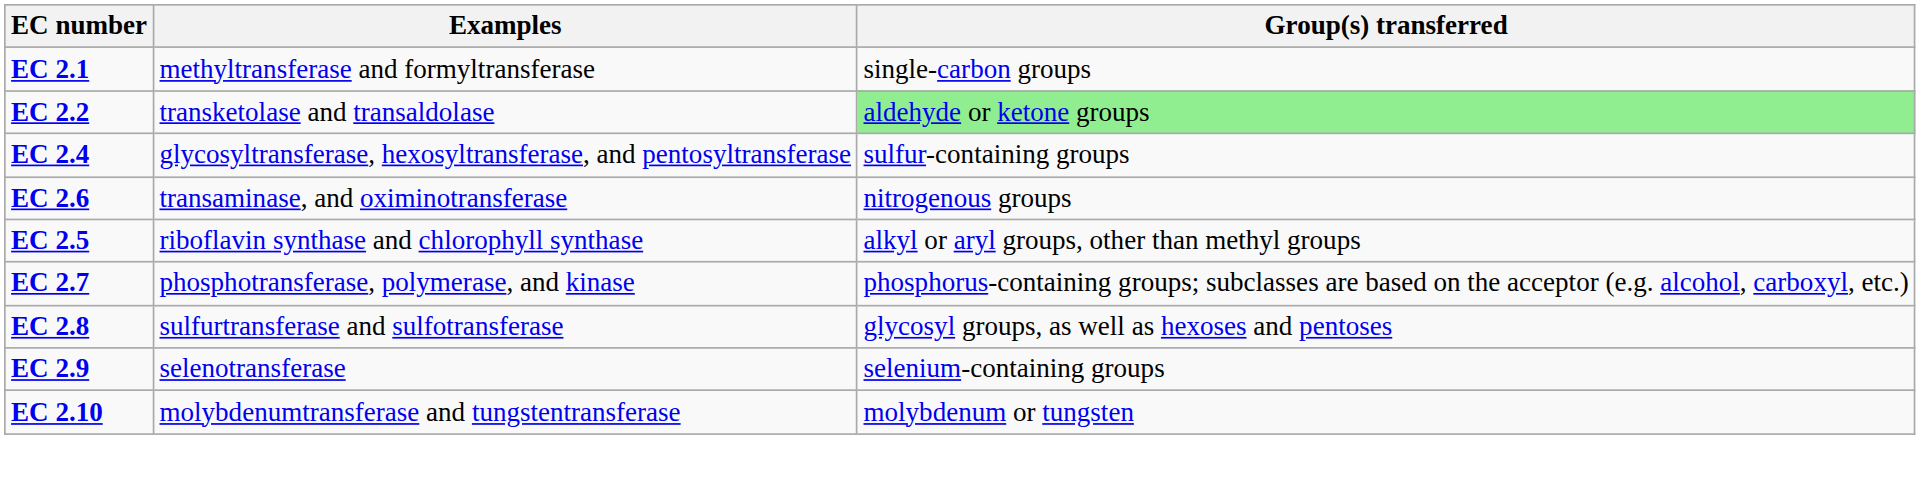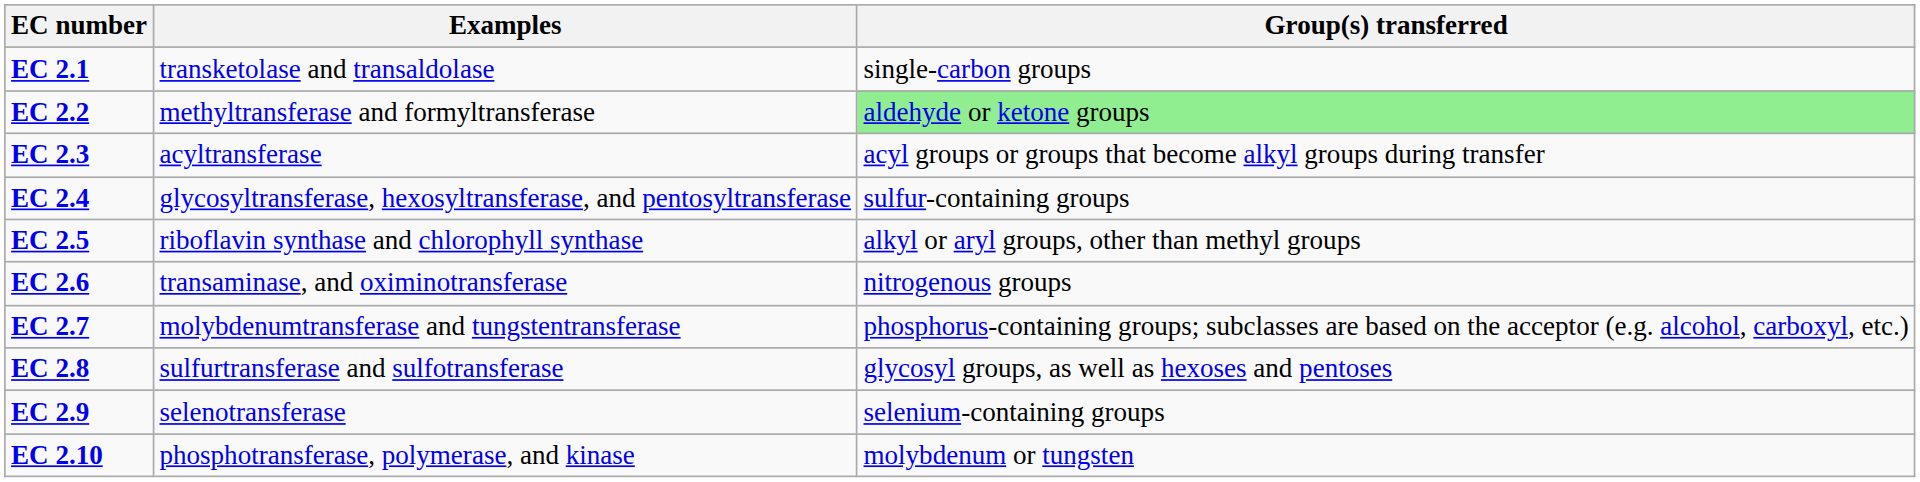(377, 68) methyltransferase and formyltransferase -> (327, 68) transketolase and transaldolase
(327, 111) transketolase and transaldolase -> (377, 111) methyltransferase and formyltransferase
+ row: (50, 154)
rows swapped: (50, 240) <-> (50, 197)
(397, 283) phosphotransferase, polymerase, and kinase -> (420, 326) molybdenumtransferase and tungstentransferase
(420, 411) molybdenumtransferase and tungstentransferase -> (397, 454) phosphotransferase, polymerase, and kinase
